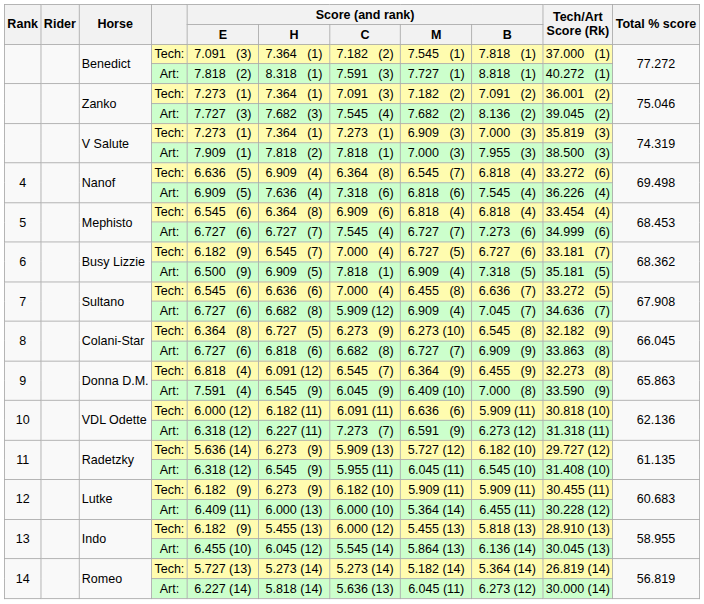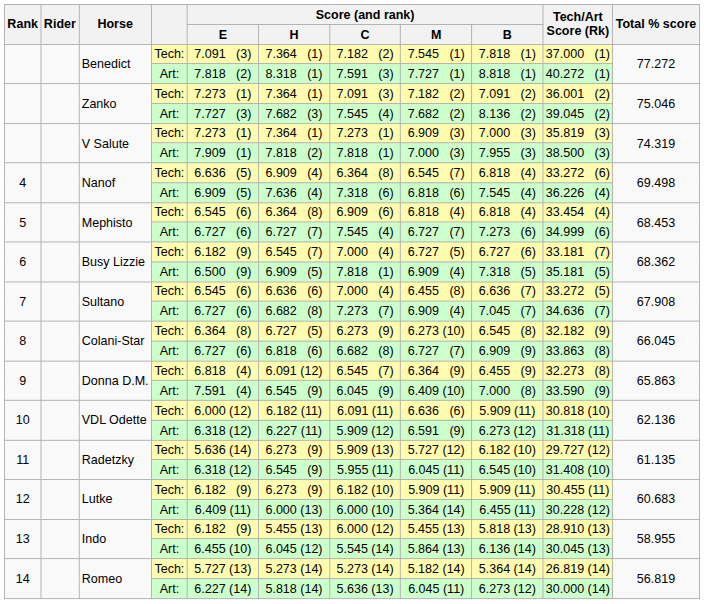(365, 312) 5.909 (12) -> (365, 312) 7.273 (7)
(365, 430) 7.273 (7) -> (365, 430) 5.909 (12)
